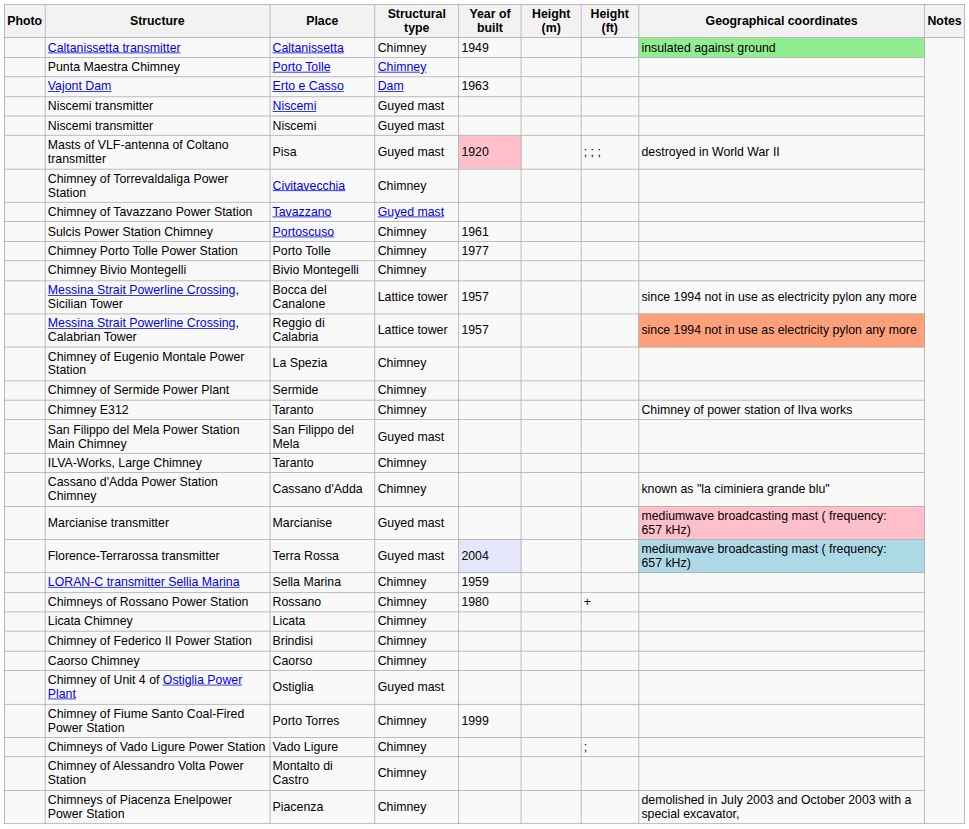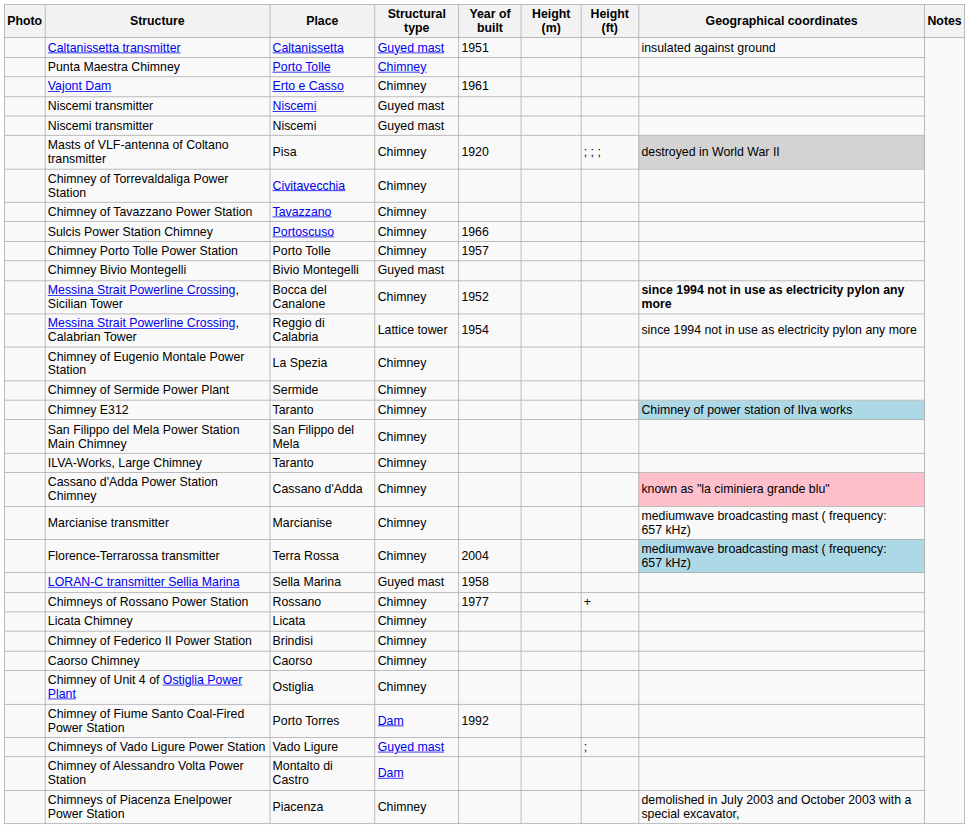(402, 47) Chimney -> (411, 47) Guyed mast
(475, 47) 1949 -> (475, 47) 1951
(709, 47) lightgreen background -> (709, 47) no background
(391, 86) Dam -> (402, 86) Chimney
(475, 86) 1963 -> (475, 86) 1961
(411, 152) Guyed mast -> (402, 152) Chimney
(475, 152) pink background -> (475, 152) no background
(711, 152) no background -> (711, 152) lightgrey background
(411, 212) Guyed mast -> (402, 212) Chimney
(475, 231) 1961 -> (475, 231) 1966
(475, 251) 1977 -> (475, 251) 1957
(402, 270) Chimney -> (411, 270) Guyed mast
(413, 297) Lattice tower -> (402, 297) Chimney
(475, 297) 1957 -> (475, 297) 1952
(779, 297) normal -> (773, 297) bold
(475, 330) 1957 -> (475, 330) 1954
(779, 330) lightsalmon background -> (779, 330) no background
(747, 410) no background -> (747, 410) lightblue background
(411, 436) Guyed mast -> (402, 436) Chimney
(736, 489) no background -> (736, 489) pink background
(411, 522) Guyed mast -> (402, 522) Chimney
(764, 522) pink background -> (764, 522) no background
(411, 556) Guyed mast -> (402, 556) Chimney
(475, 556) lavender background -> (475, 556) no background
(402, 582) Chimney -> (411, 582) Guyed mast
(475, 582) 1959 -> (475, 582) 1958
(475, 602) 1980 -> (475, 602) 1977
(411, 687) Guyed mast -> (402, 687) Chimney
(402, 720) Chimney -> (391, 720) Dam
(475, 720) 1999 -> (475, 720) 1992
(402, 747) Chimney -> (411, 747) Guyed mast
(402, 773) Chimney -> (391, 773) Dam
